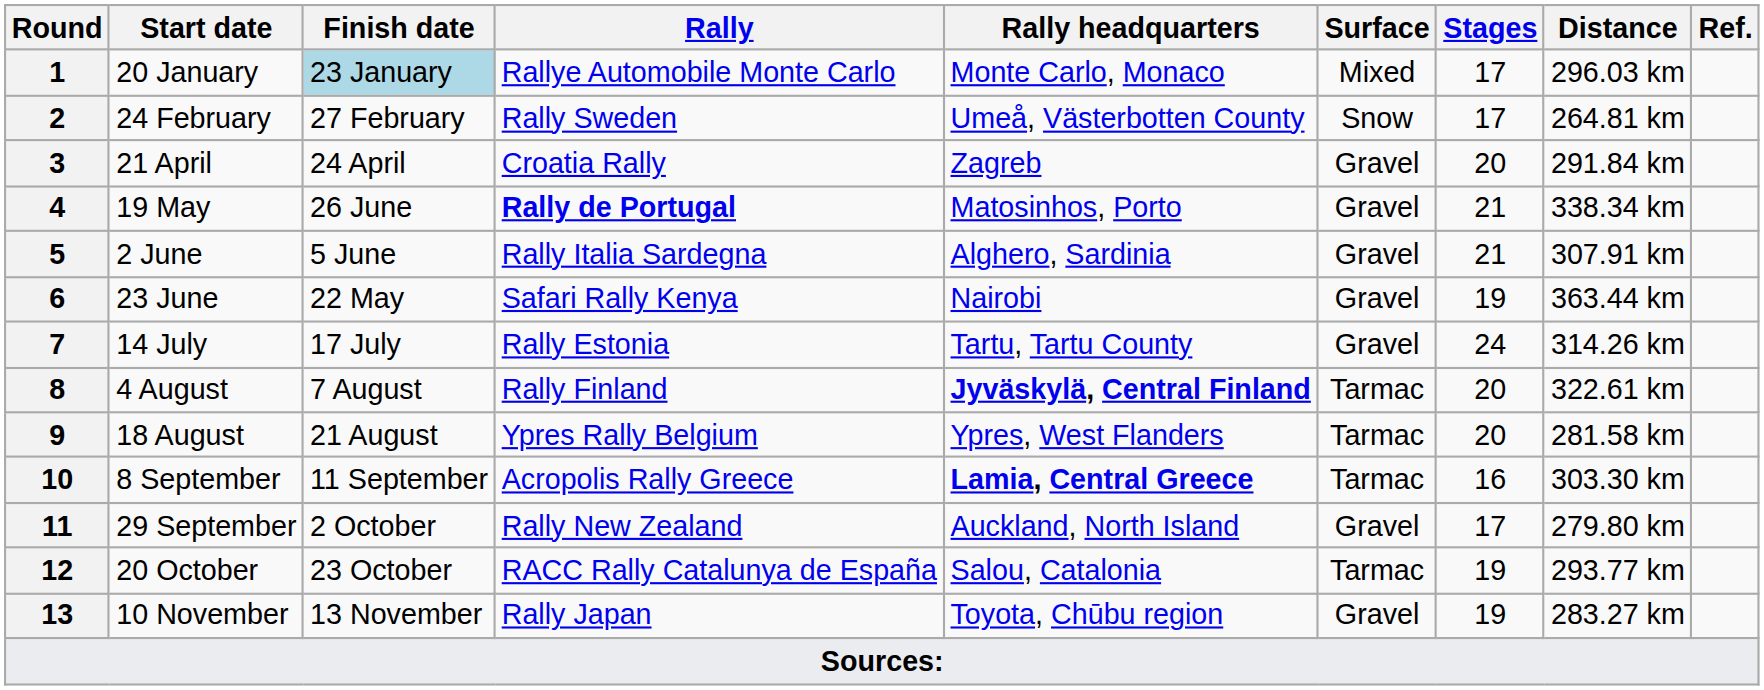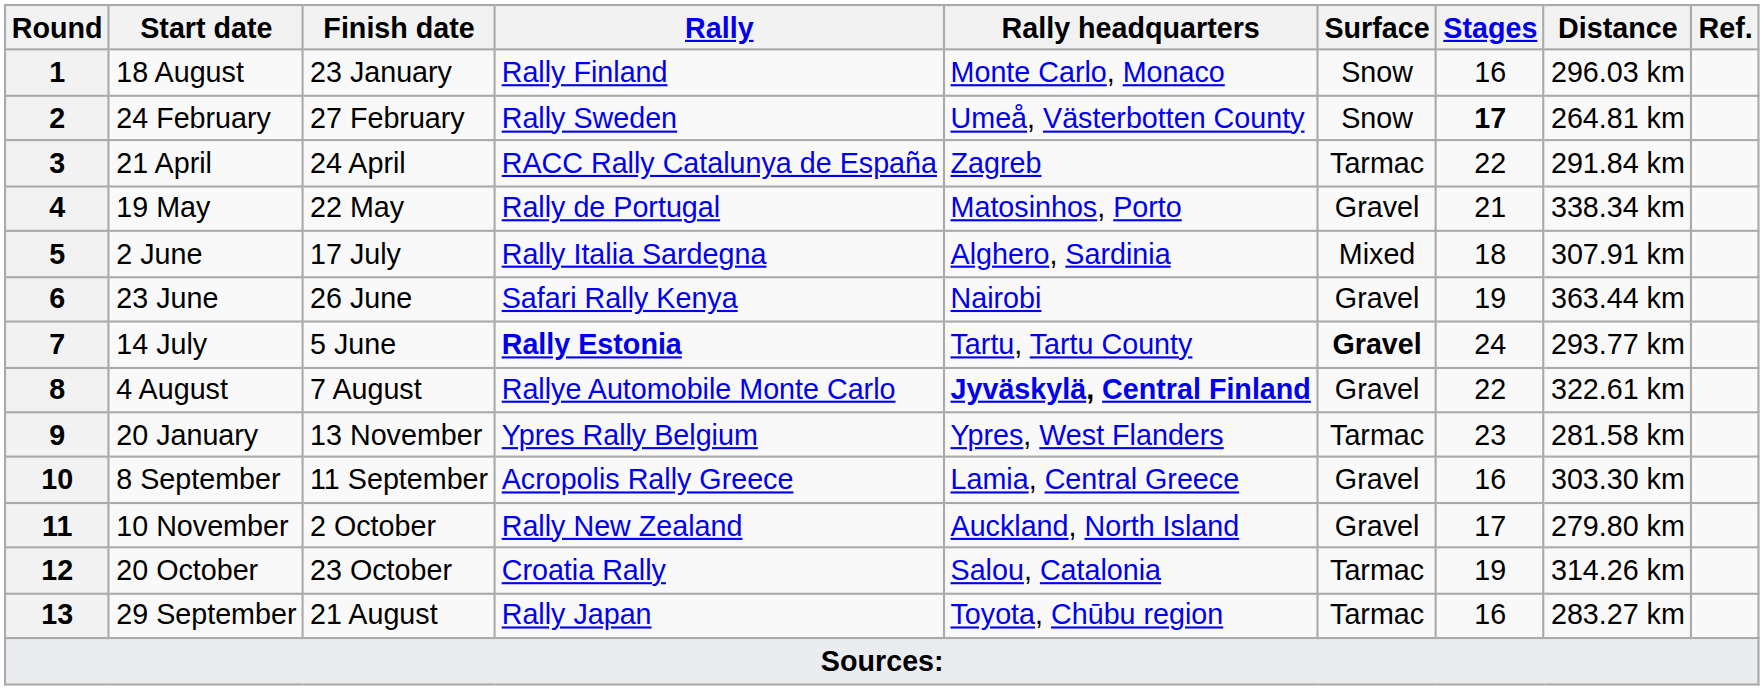(187, 72) 20 January -> (180, 72) 18 August
(381, 72) lightblue background -> (381, 72) no background
(699, 72) Rallye Automobile Monte Carlo -> (585, 72) Rally Finland
(1377, 72) Mixed -> (1377, 72) Snow
(1490, 72) 17 -> (1490, 72) 16
(1490, 118) normal -> (1490, 118) bold
(584, 163) Croatia Rally -> (719, 163) RACC Rally Catalunya de España
(1377, 163) Gravel -> (1377, 163) Tarmac
(1490, 163) 20 -> (1490, 163) 22
(361, 208) 26 June -> (357, 208) 22 May
(619, 208) bold -> (611, 208) normal
(353, 253) 5 June -> (355, 253) 17 July
(1377, 253) Gravel -> (1377, 253) Mixed
(1490, 253) 21 -> (1490, 253) 18
(357, 299) 22 May -> (361, 299) 26 June
(355, 344) 17 July -> (353, 344) 5 June
(585, 344) normal -> (592, 344) bold
(1377, 344) normal -> (1377, 344) bold
(1618, 344) 314.26 km -> (1618, 344) 293.77 km
(585, 389) Rally Finland -> (699, 389) Rallye Automobile Monte Carlo
(1377, 389) Tarmac -> (1377, 389) Gravel
(1490, 389) 20 -> (1490, 389) 22
(180, 434) 18 August -> (187, 434) 20 January
(374, 434) 21 August -> (396, 434) 13 November
(1490, 434) 20 -> (1490, 434) 23
(1102, 480) bold -> (1095, 480) normal
(1377, 480) Tarmac -> (1377, 480) Gravel
(206, 525) 29 September -> (202, 525) 10 November
(719, 570) RACC Rally Catalunya de España -> (584, 570) Croatia Rally
(1618, 570) 293.77 km -> (1618, 570) 314.26 km
(202, 615) 10 November -> (206, 615) 29 September
(396, 615) 13 November -> (374, 615) 21 August
(1377, 615) Gravel -> (1377, 615) Tarmac
(1490, 615) 19 -> (1490, 615) 16
